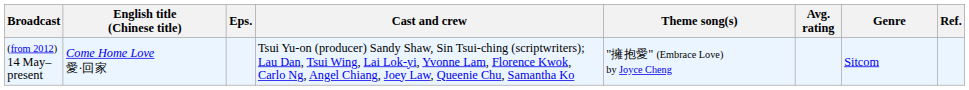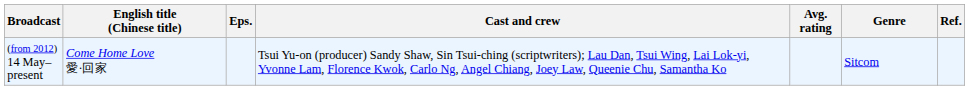- column: (699, 21)
